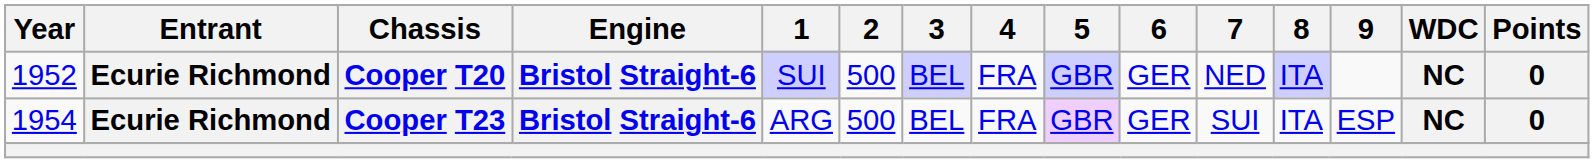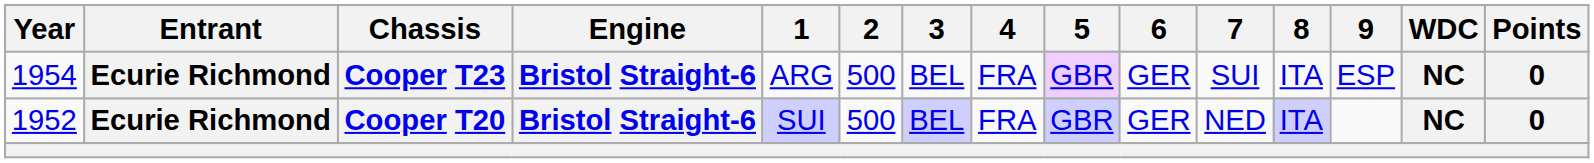rows swapped: (425, 75) <-> (425, 121)
